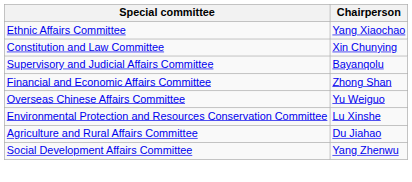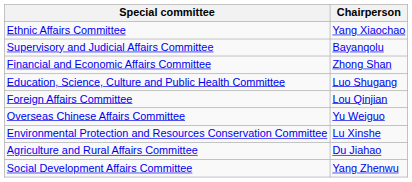- row: (85, 47)
+ row: (146, 82)
+ row: (70, 99)
